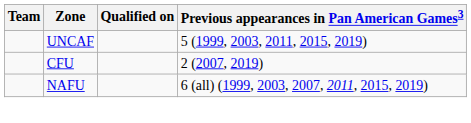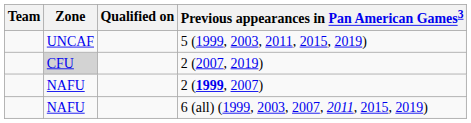(60, 63) no background -> (60, 63) lightgrey background
+ row: (222, 85)
